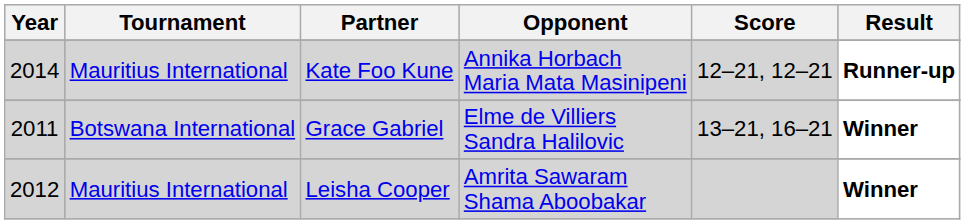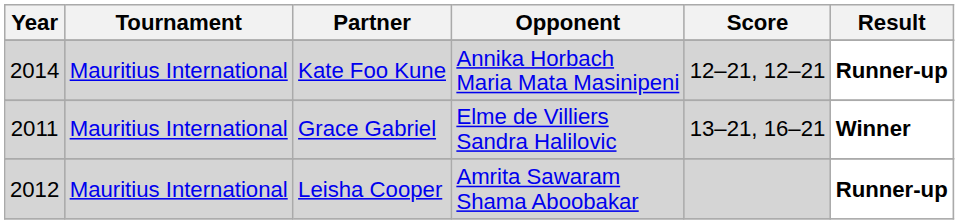(182, 130) Botswana International -> (179, 130) Mauritius International
(881, 189) Winner -> (892, 189) Runner-up
